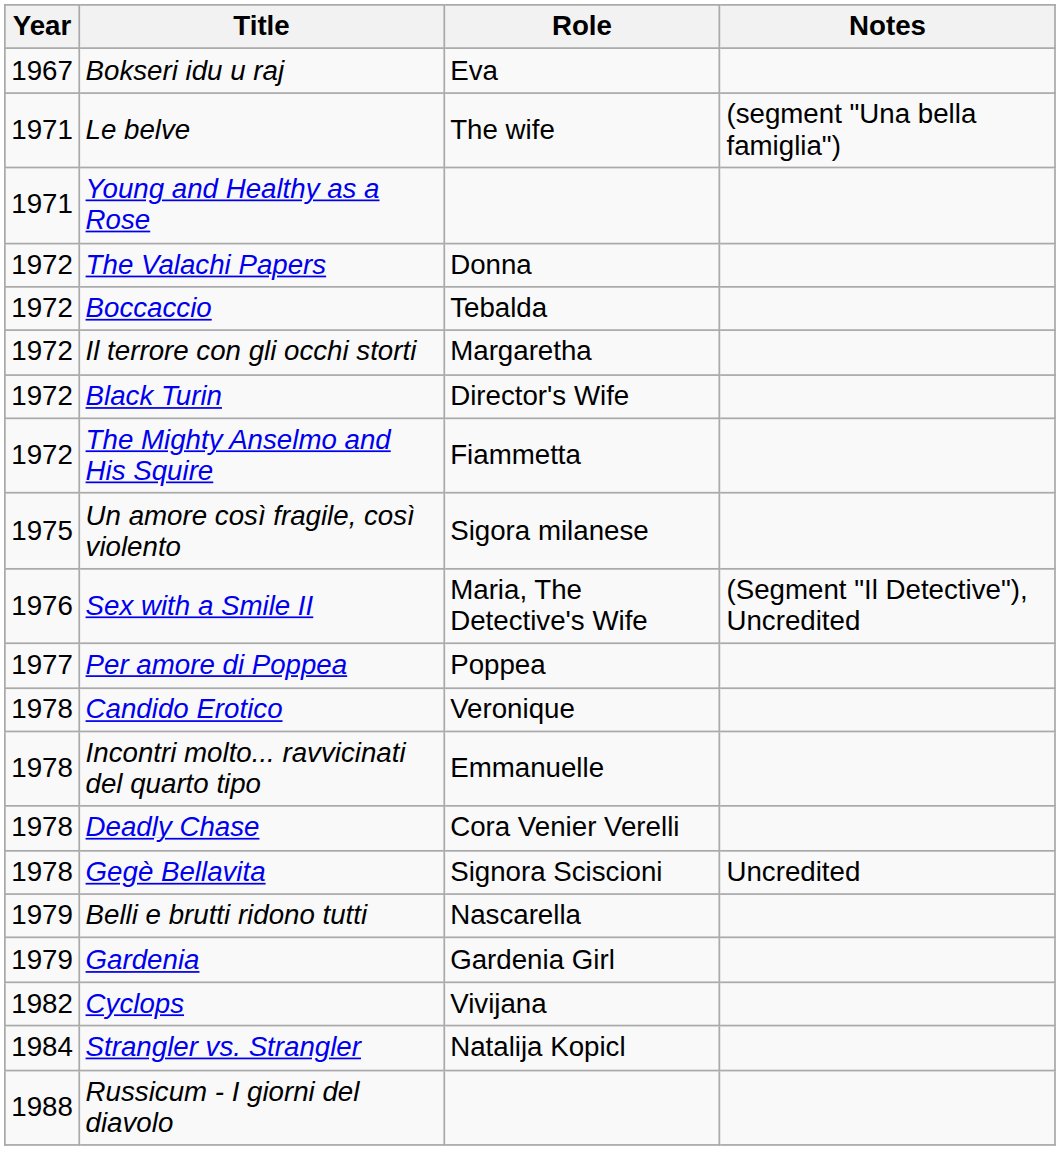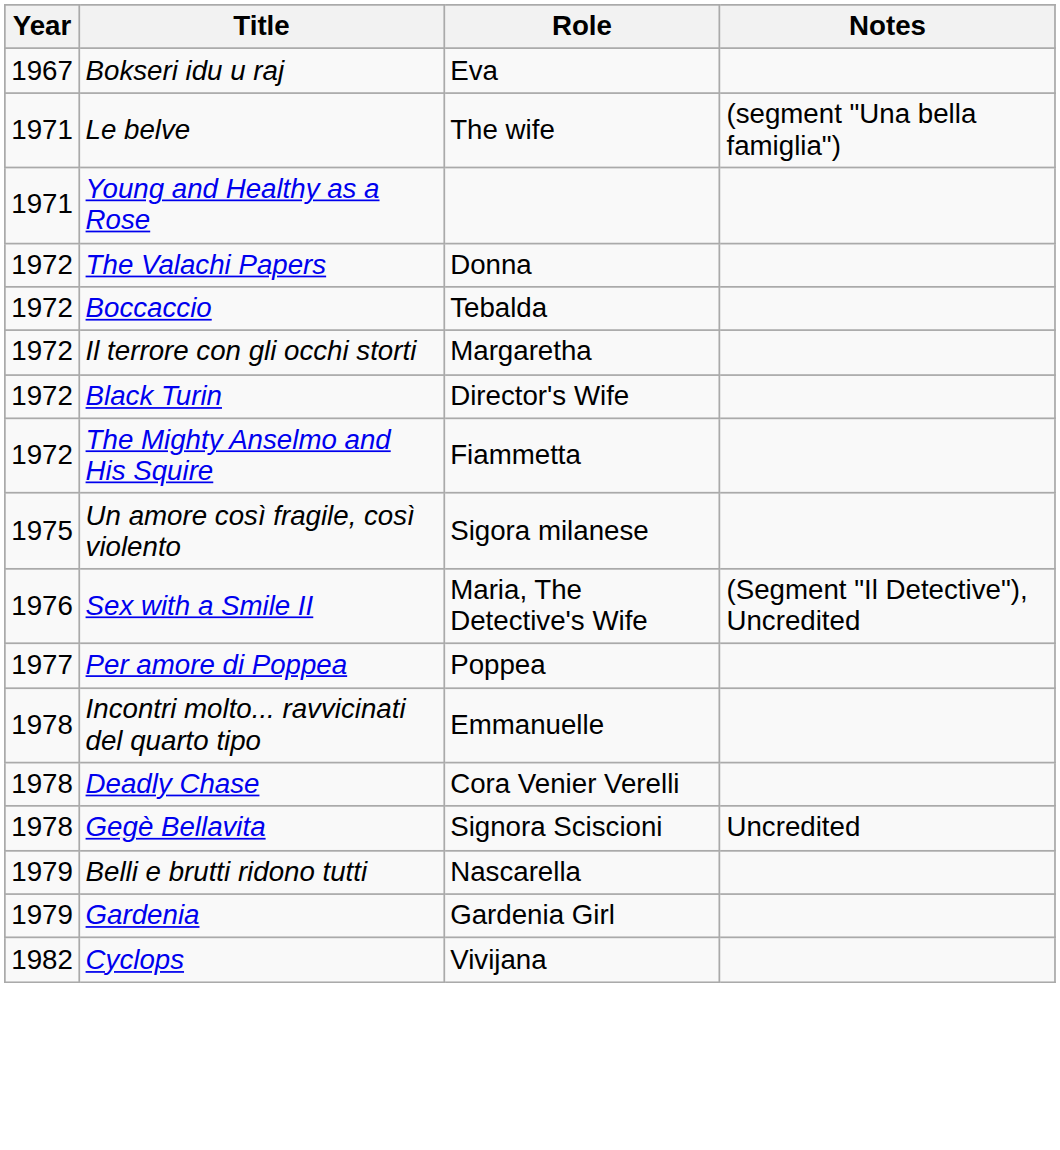- row: (184, 708)
- row: (223, 1047)
- row: (222, 1106)
